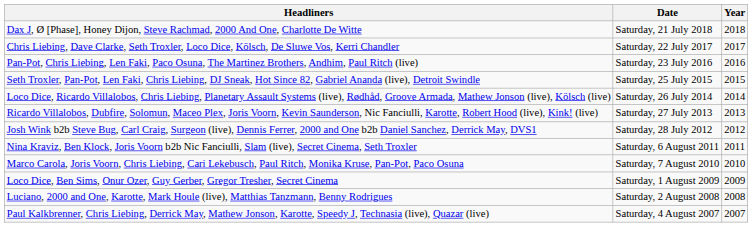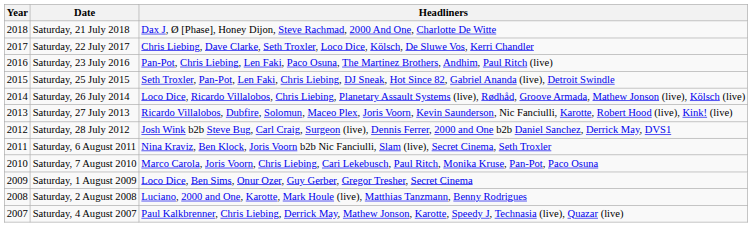columns swapped: (735, 12) <-> (309, 12)
